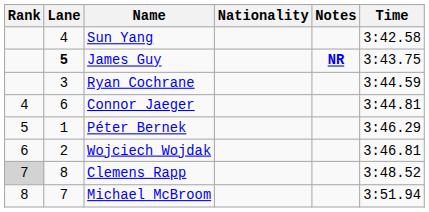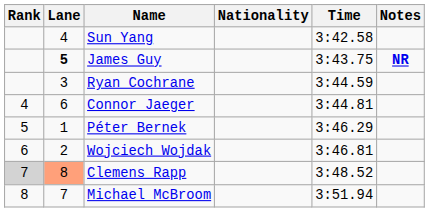columns swapped: (392, 16) <-> (336, 16)
(64, 173) no background -> (64, 173) lightsalmon background
